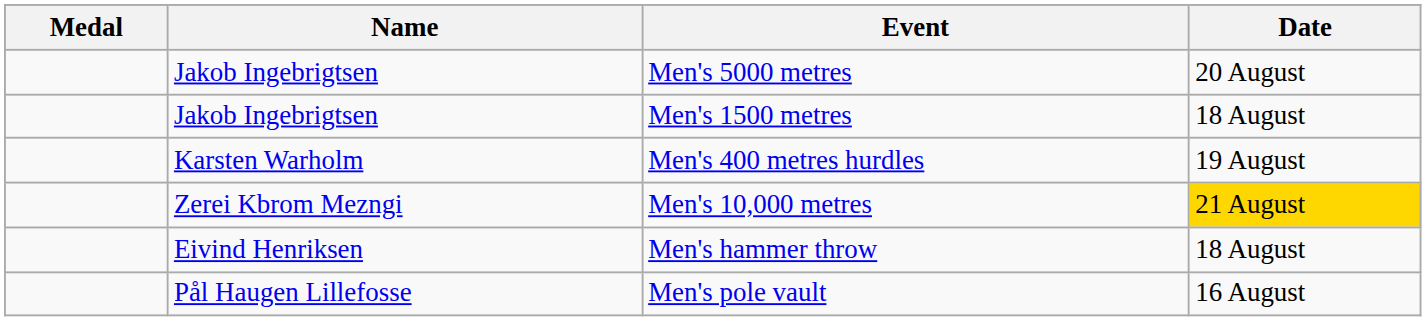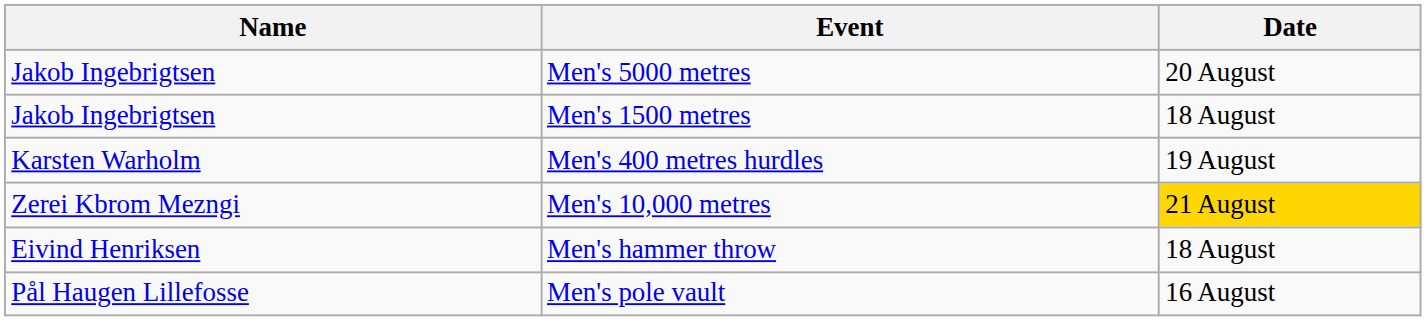- column: (86, 27)
